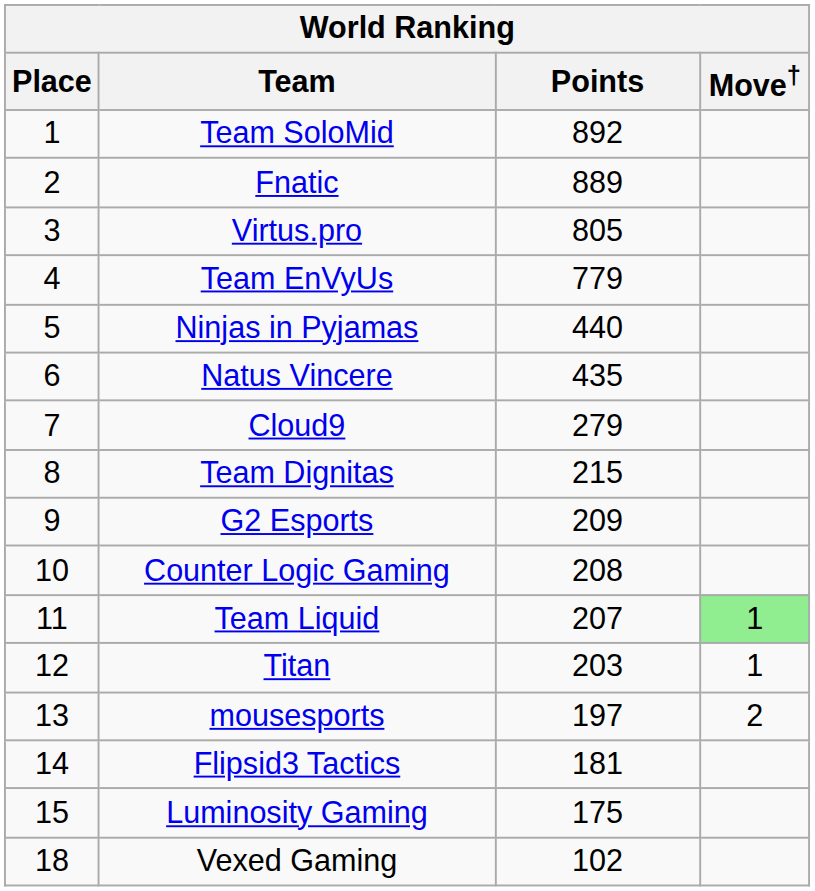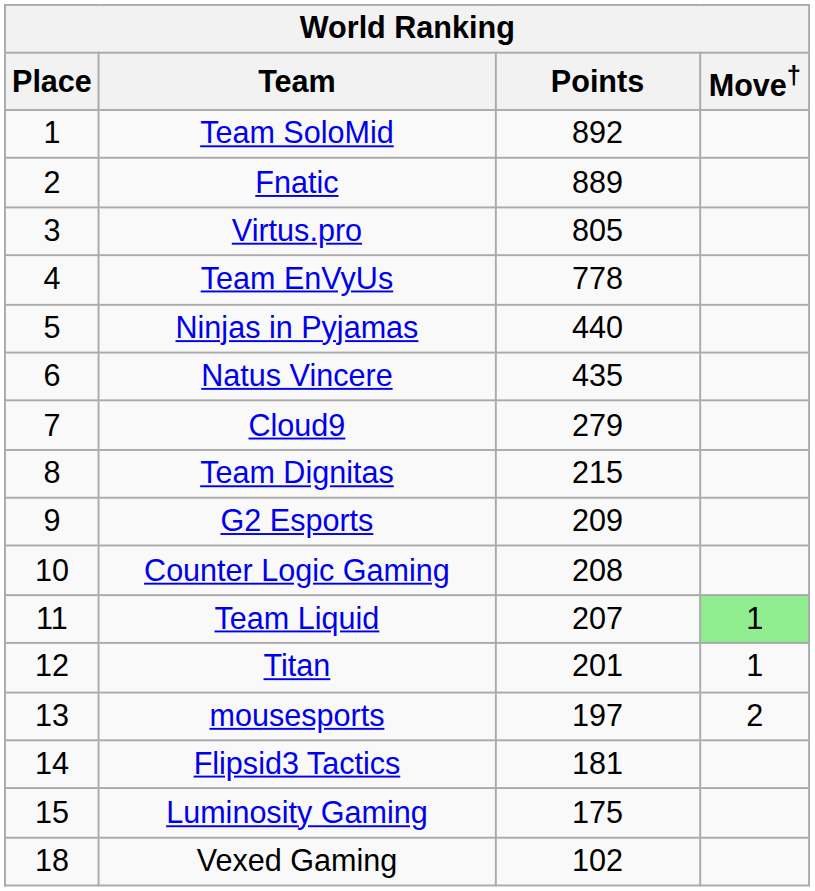(598, 279) 779 -> (598, 279) 778
(598, 667) 203 -> (598, 667) 201
